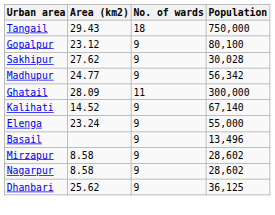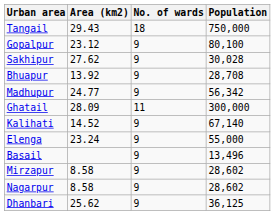+ row: (27, 76)
